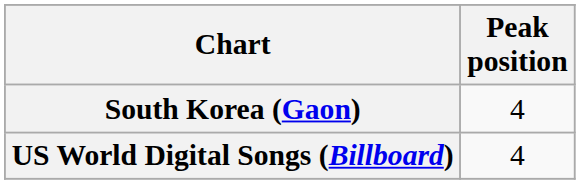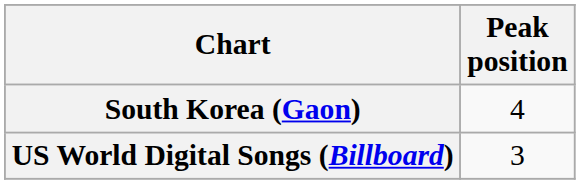(517, 155) 4 -> (517, 155) 3
